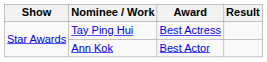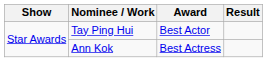(190, 30) Best Actress -> (185, 30) Best Actor
(185, 48) Best Actor -> (190, 48) Best Actress
